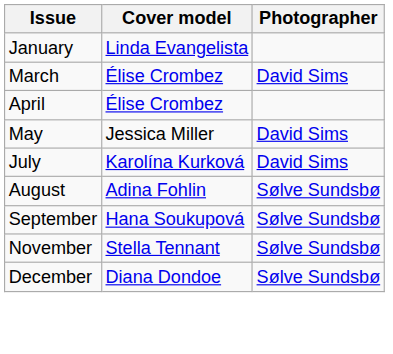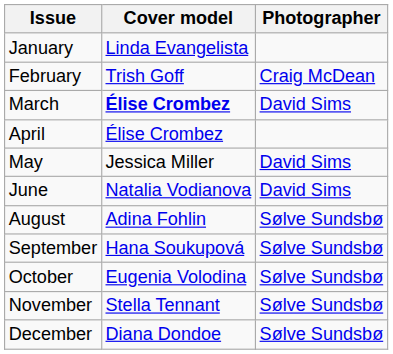+ row: (45, 76)
(164, 76) normal -> (168, 104) bold
+ row: (28, 190)
- row: (25, 162)
+ row: (41, 276)
